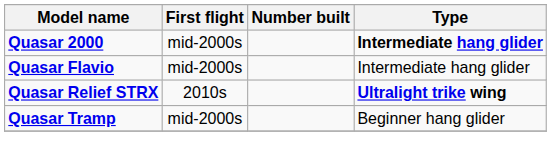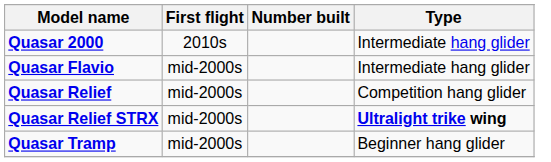(205, 43) mid-2000s -> (205, 43) 2010s
(450, 43) bold -> (444, 43) normal
+ row: (60, 93)
(205, 93) 2010s -> (205, 119) mid-2000s
